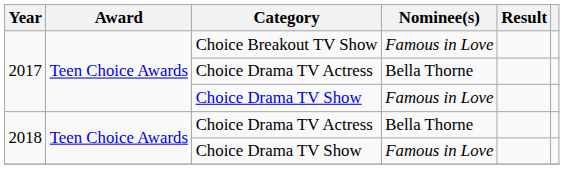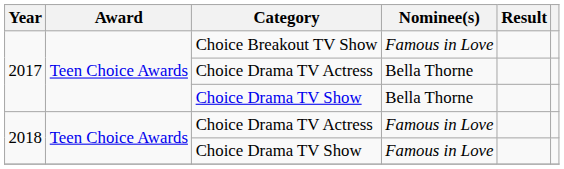(439, 97) Famous in Love -> (429, 97) Bella Thorne
(429, 124) Bella Thorne -> (439, 124) Famous in Love
